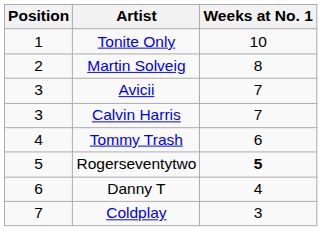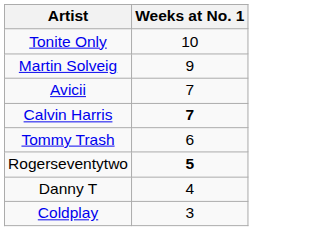- column: (39, 16)
(258, 66) 8 -> (190, 66) 9
(258, 115) normal -> (190, 115) bold
